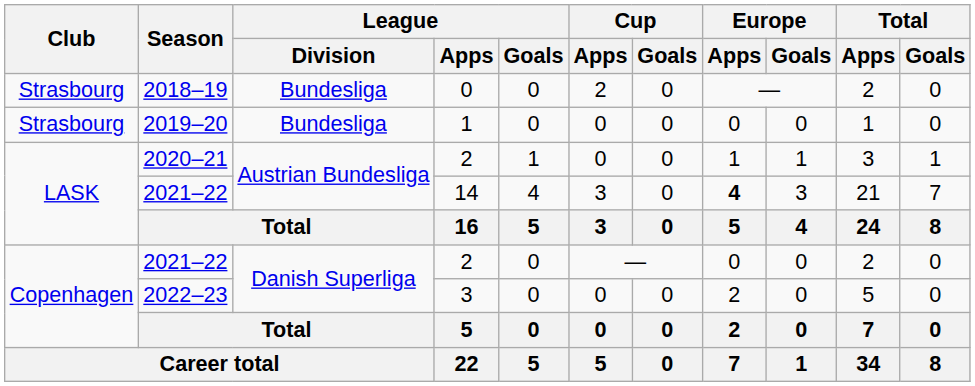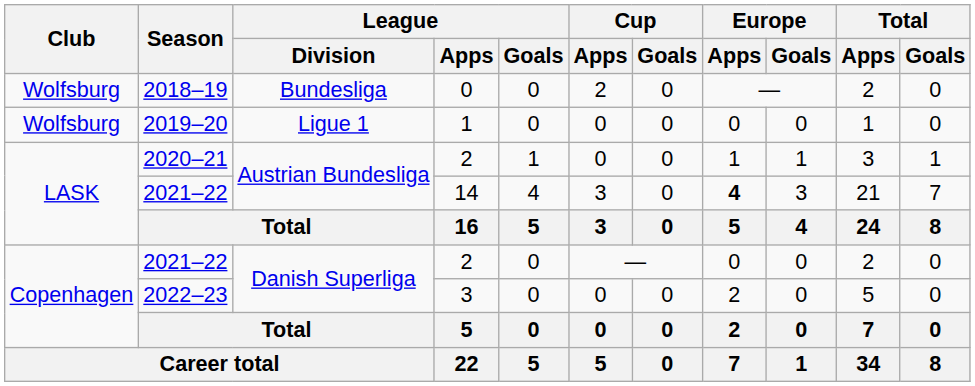(72, 90) Strasbourg -> (72, 90) Wolfsburg
(72, 124) Strasbourg -> (72, 124) Wolfsburg
(333, 124) Bundesliga -> (333, 124) Ligue 1
